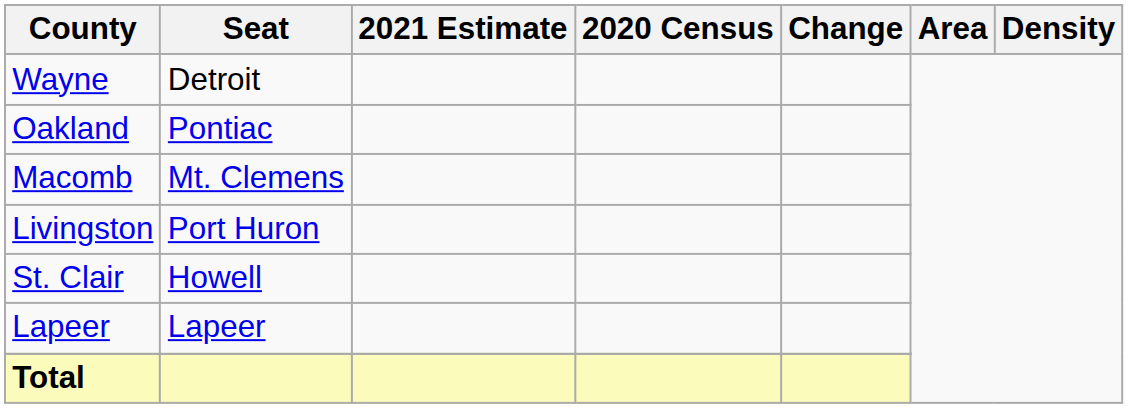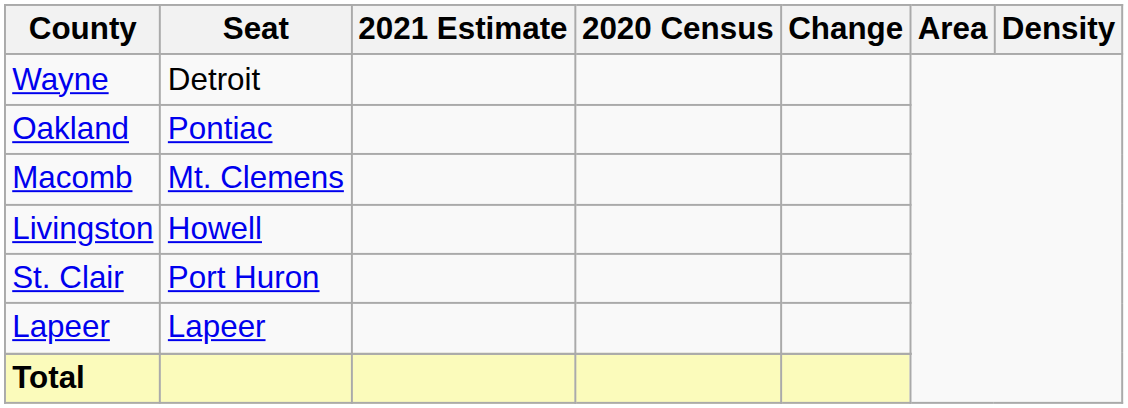(244, 228) Port Huron -> (215, 228) Howell
(215, 278) Howell -> (244, 278) Port Huron
